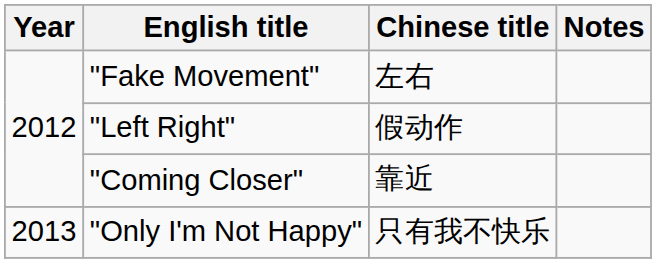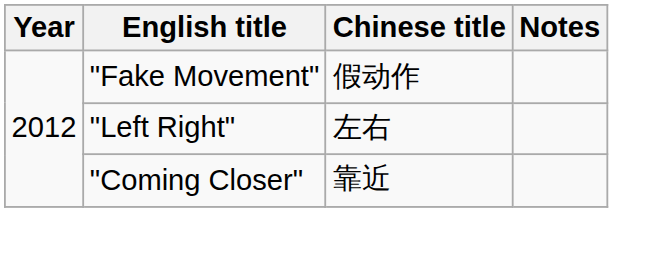(405, 75) 左右 -> (376, 75) 假动作
(419, 127) 假动作 -> (362, 127) 左右
- row: (226, 231)
